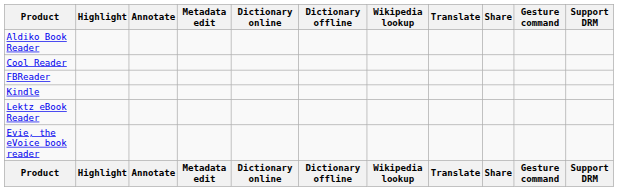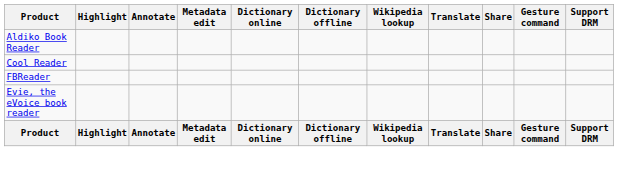- row: (23, 92)
- row: (37, 112)
